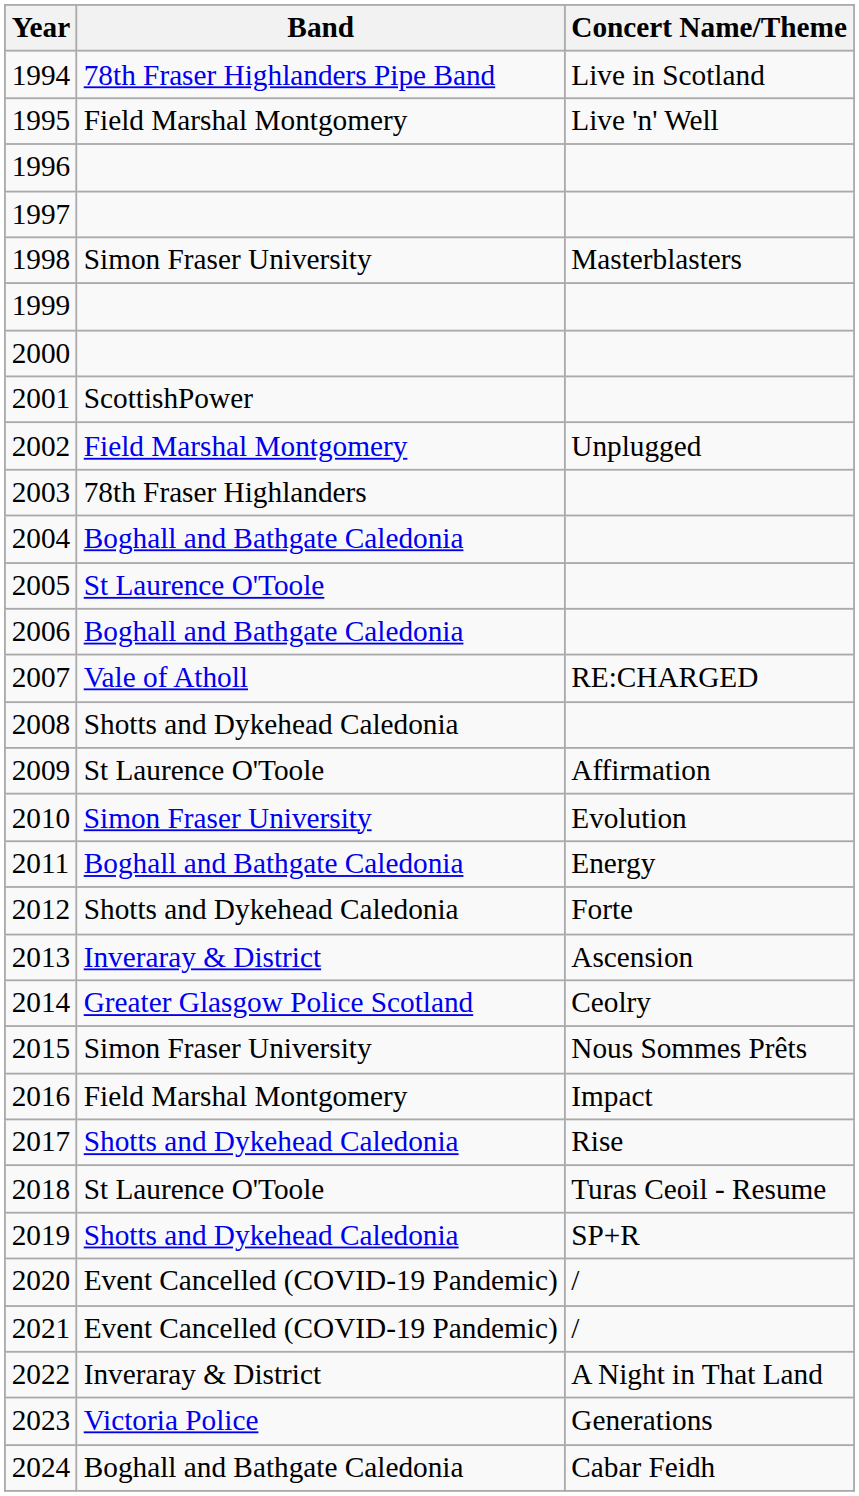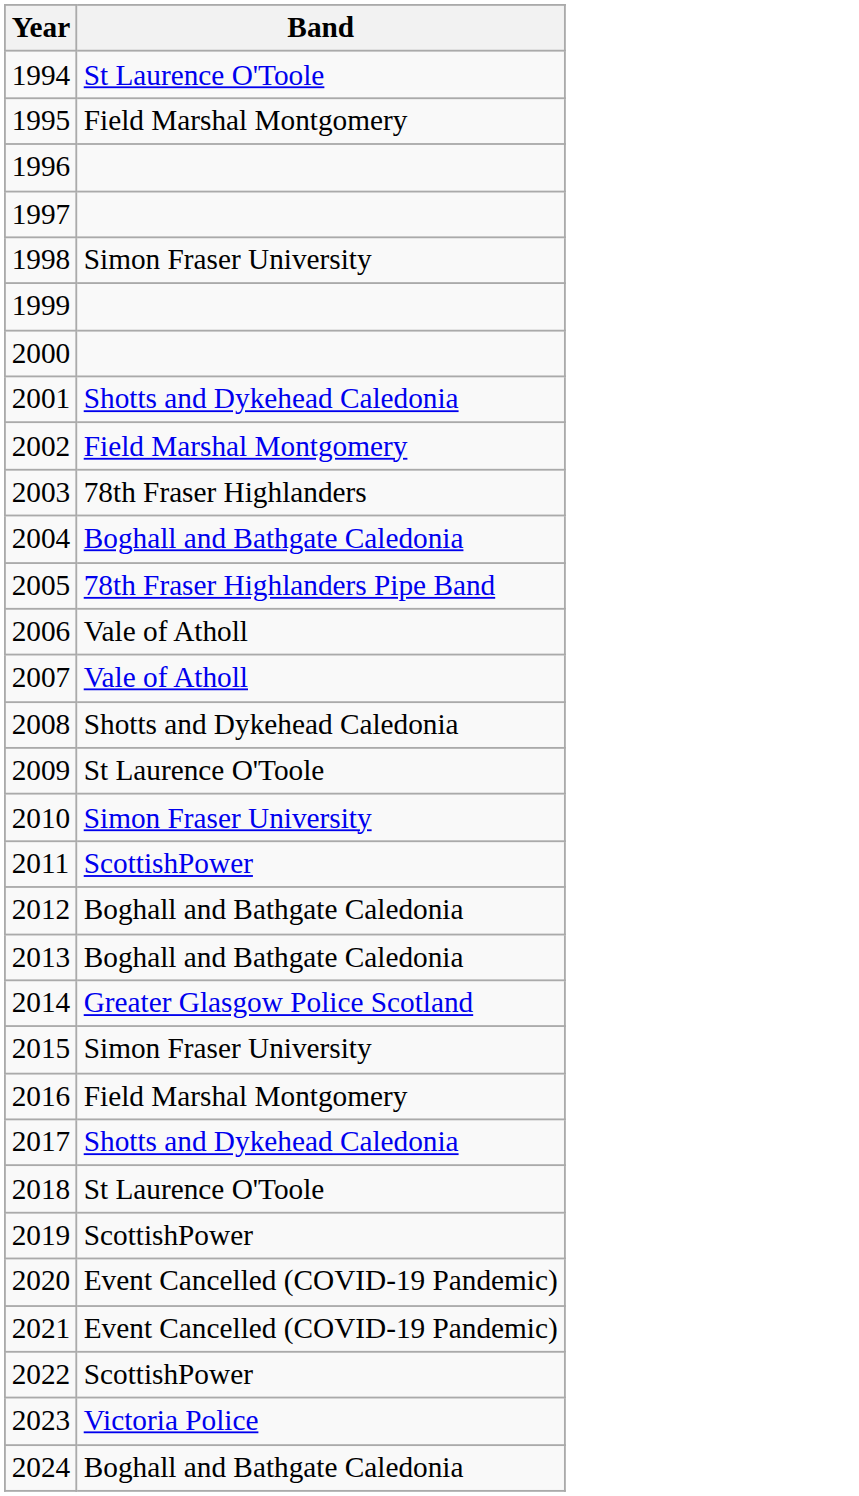- column: (709, 27)
(289, 74) 78th Fraser Highlanders Pipe Band -> (204, 74) St Laurence O'Toole
(168, 399) ScottishPower -> (271, 399) Shotts and Dykehead Caledonia
(204, 584) St Laurence O'Toole -> (289, 584) 78th Fraser Highlanders Pipe Band
(274, 631) Boghall and Bathgate Caledonia -> (166, 631) Vale of Atholl
(274, 863) Boghall and Bathgate Caledonia -> (168, 863) ScottishPower
(271, 910) Shotts and Dykehead Caledonia -> (274, 910) Boghall and Bathgate Caledonia
(202, 956) Inveraray & District -> (274, 956) Boghall and Bathgate Caledonia
(271, 1235) Shotts and Dykehead Caledonia -> (168, 1235) ScottishPower
(202, 1374) Inveraray & District -> (168, 1374) ScottishPower
